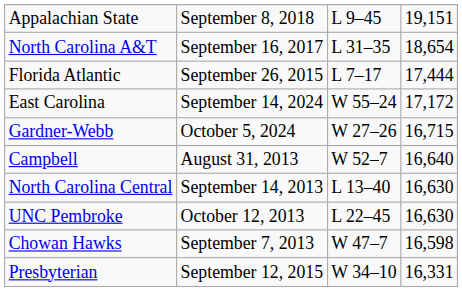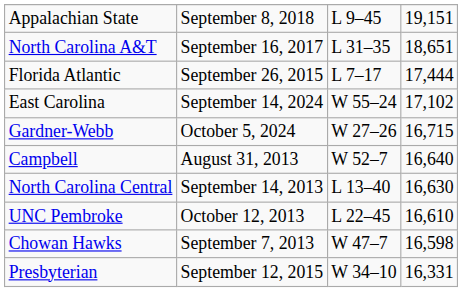(429, 46) 18,654 -> (429, 46) 18,651
(429, 103) 17,172 -> (429, 103) 17,102
(429, 215) 16,630 -> (429, 215) 16,610
